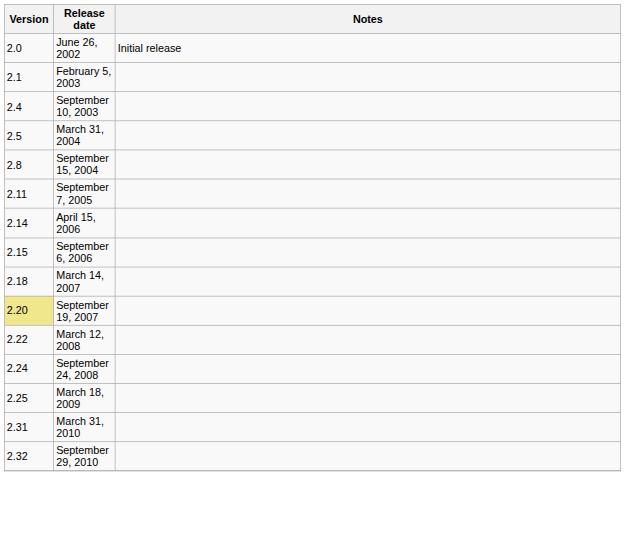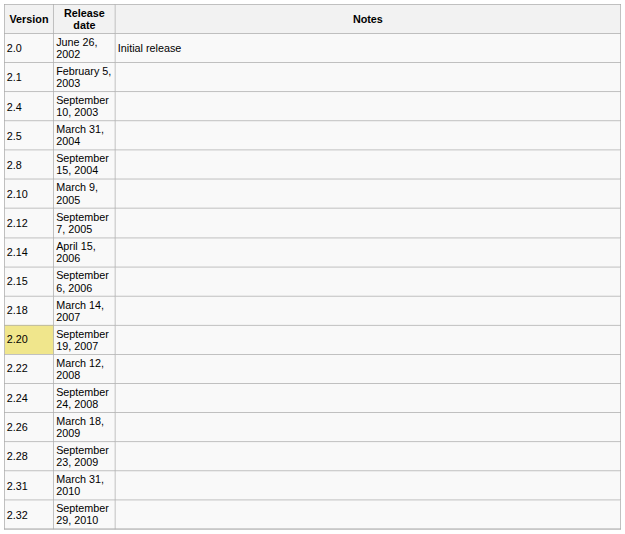+ row: (77, 194)
(17, 194) 2.11 -> (17, 223) 2.12
(17, 398) 2.25 -> (17, 427) 2.26
+ row: (83, 456)
